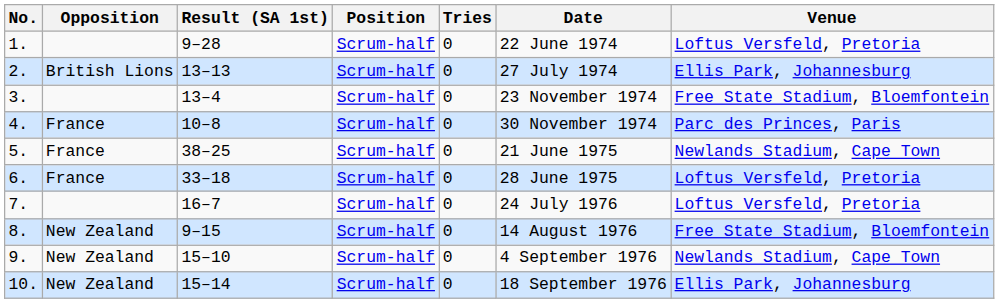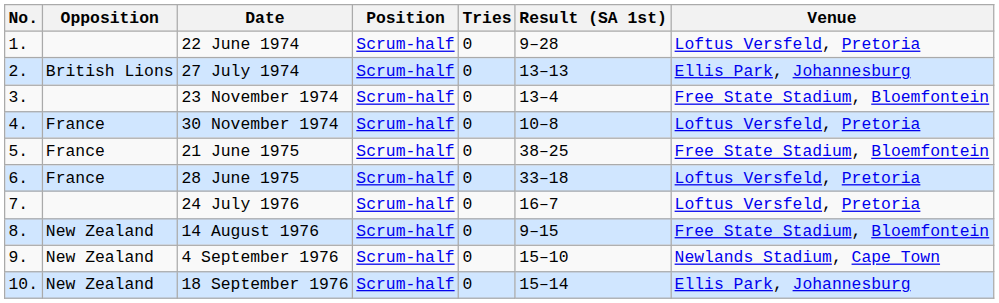columns swapped: (255, 18) <-> (583, 18)
(788, 125) Parc des Princes, Paris -> (798, 125) Loftus Versfeld, Pretoria
(807, 151) Newlands Stadium, Cape Town -> (832, 151) Free State Stadium, Bloemfontein
